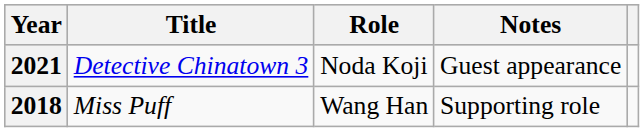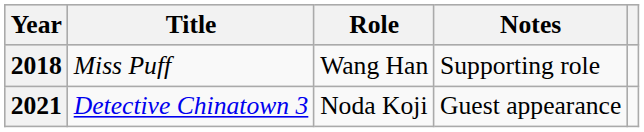rows swapped: (36, 106) <-> (36, 65)
